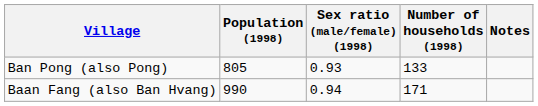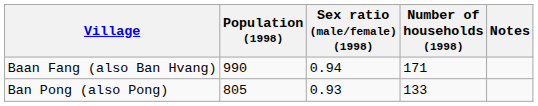rows swapped: (88, 68) <-> (112, 90)
